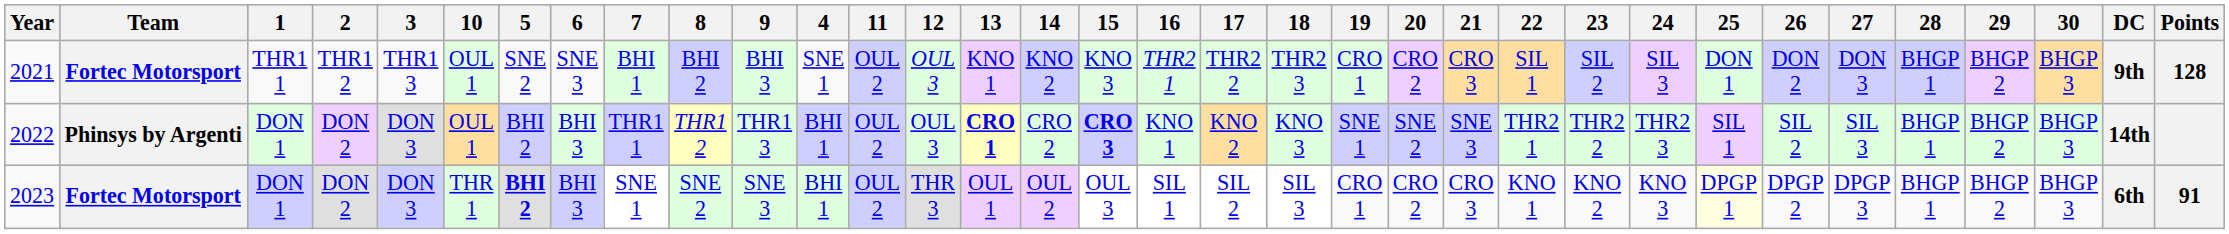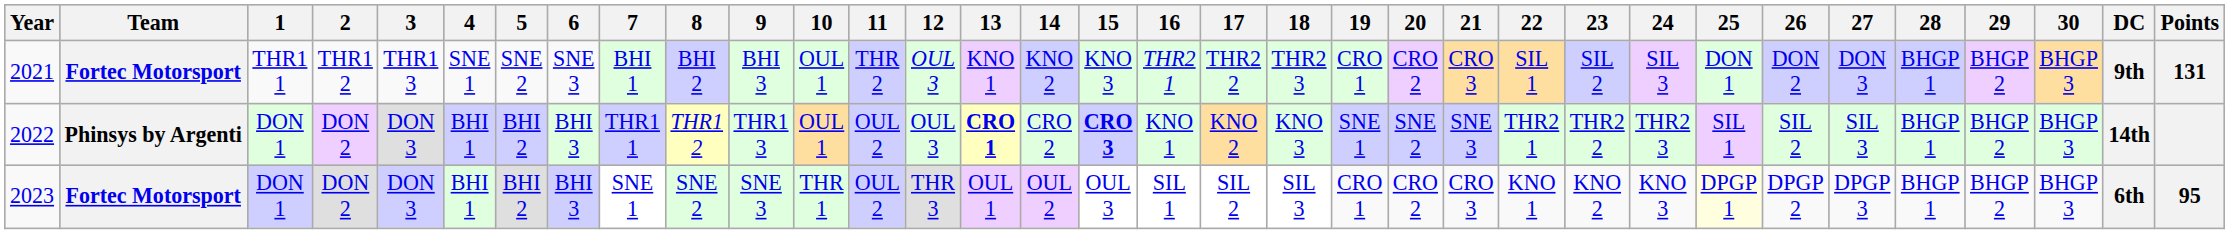columns swapped: (823, 22) <-> (471, 22)
(877, 71) OUL 2 -> (877, 71) THR 2
(2190, 71) 128 -> (2190, 71) 131
(525, 196) bold -> (522, 196) normal
(2190, 196) 91 -> (2190, 196) 95
